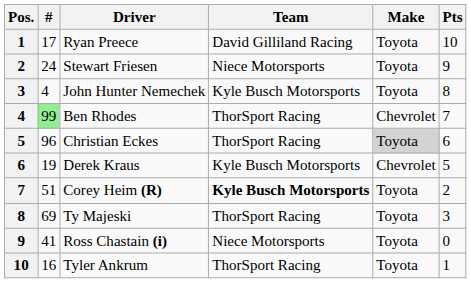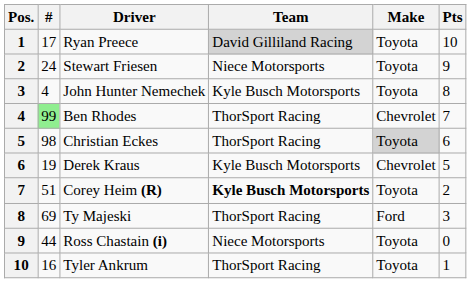(282, 41) no background -> (282, 41) lightgrey background
(49, 141) 96 -> (49, 141) 98
(397, 215) Toyota -> (391, 215) Ford
(49, 240) 41 -> (49, 240) 44
